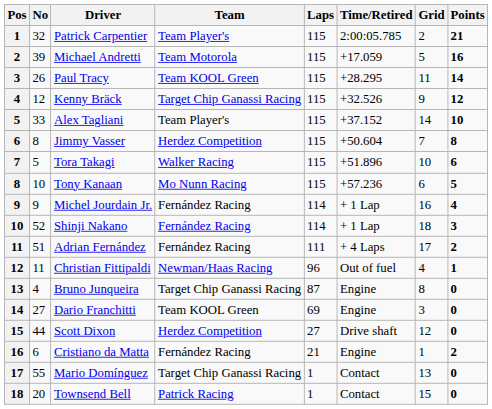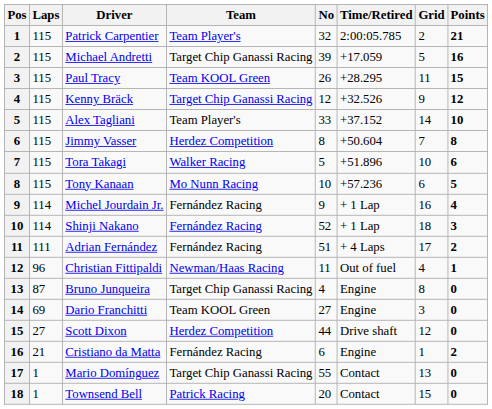columns swapped: (40, 15) <-> (321, 15)
(197, 57) Team Motorola -> (241, 57) Target Chip Ganassi Racing
(457, 78) 14 -> (457, 78) 15
